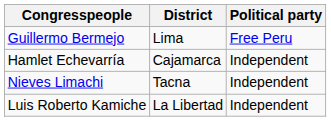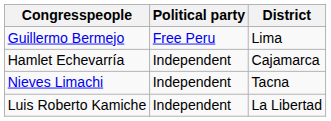columns swapped: (276, 15) <-> (188, 15)
